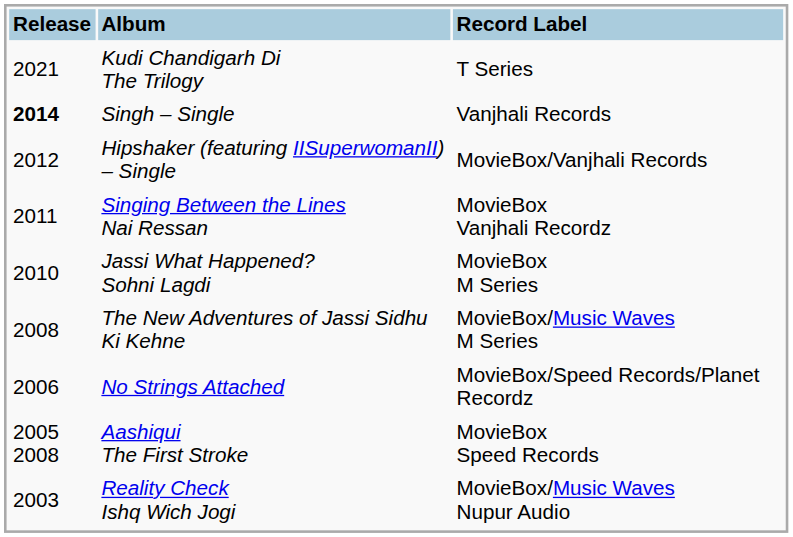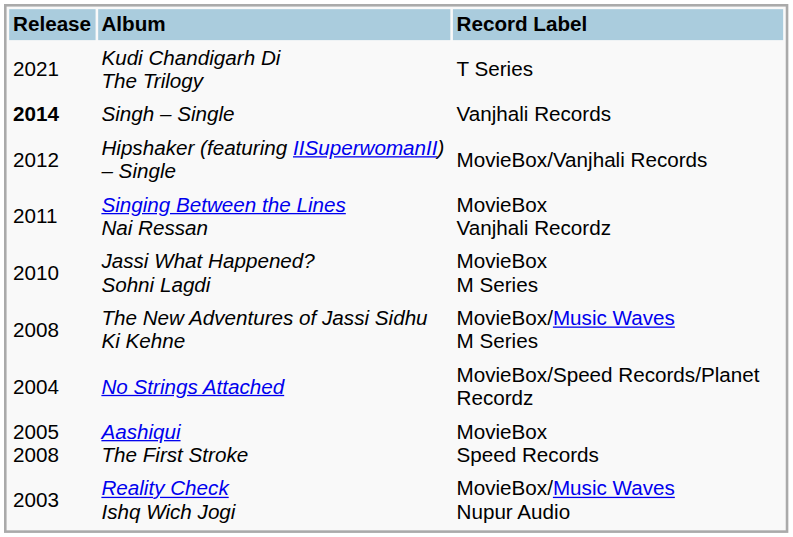(36, 386) 2006 -> (36, 386) 2004
